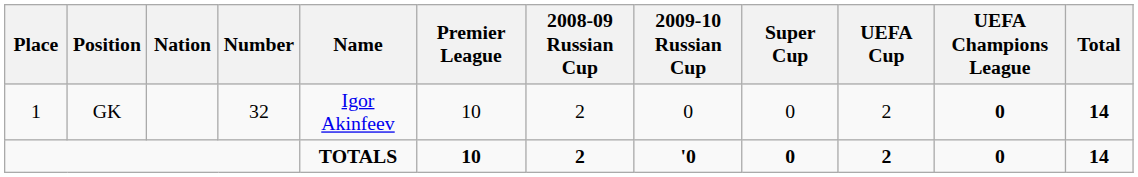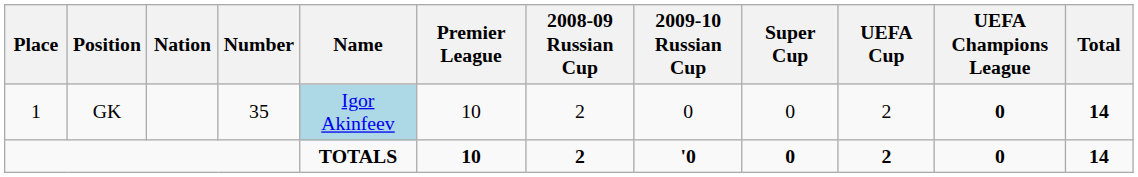(259, 112) 32 -> (259, 112) 35
(358, 112) no background -> (358, 112) lightblue background
